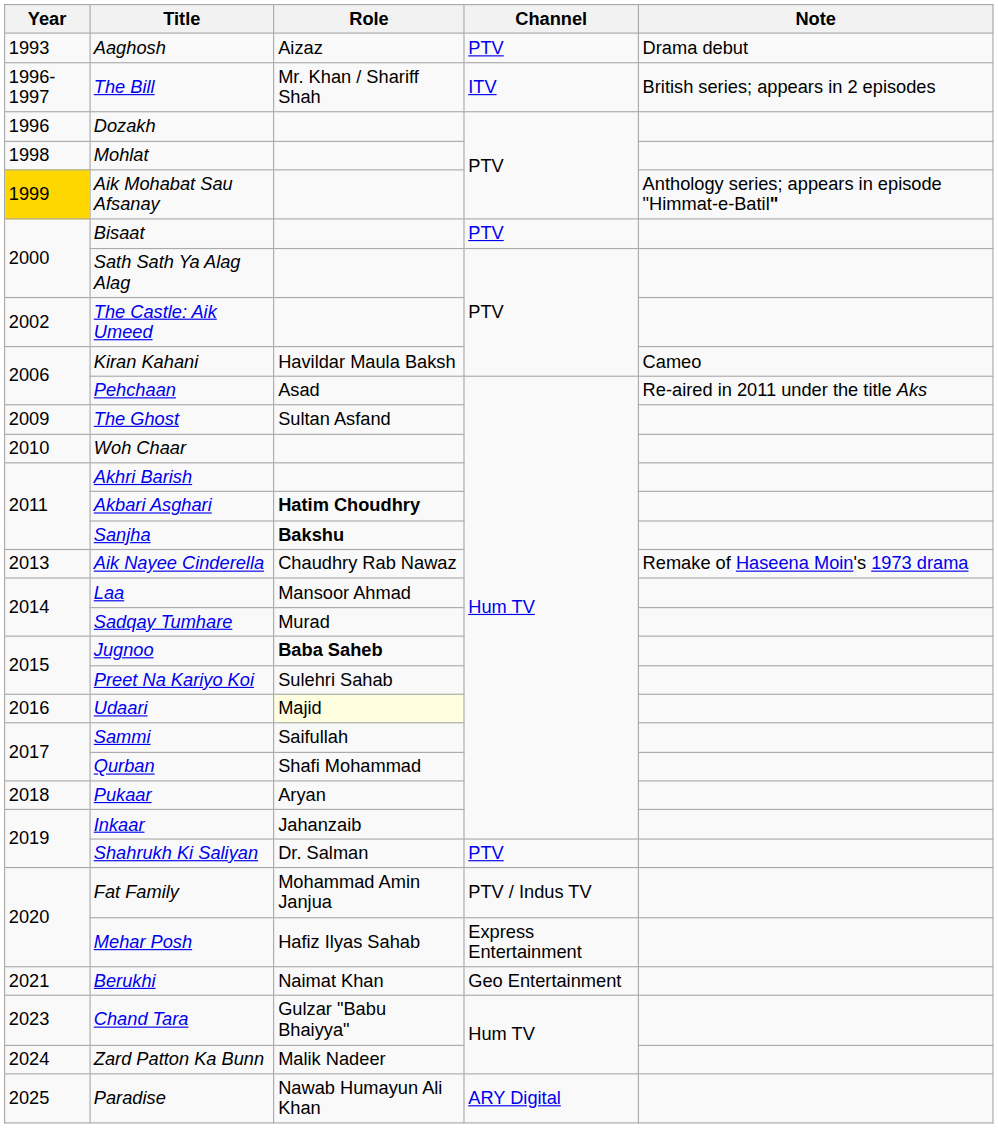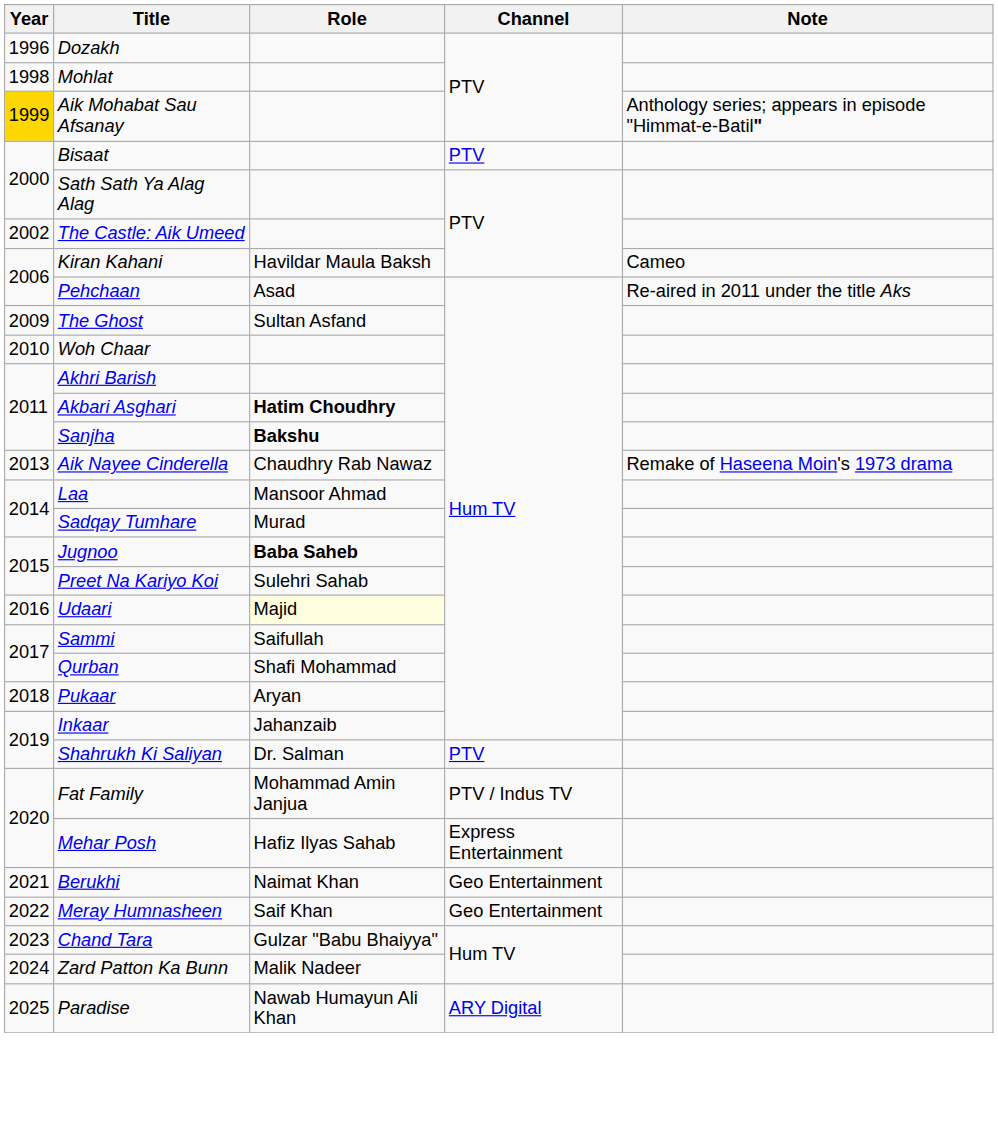- row: (130, 47)
- row: (124, 87)
+ row: (140, 911)
